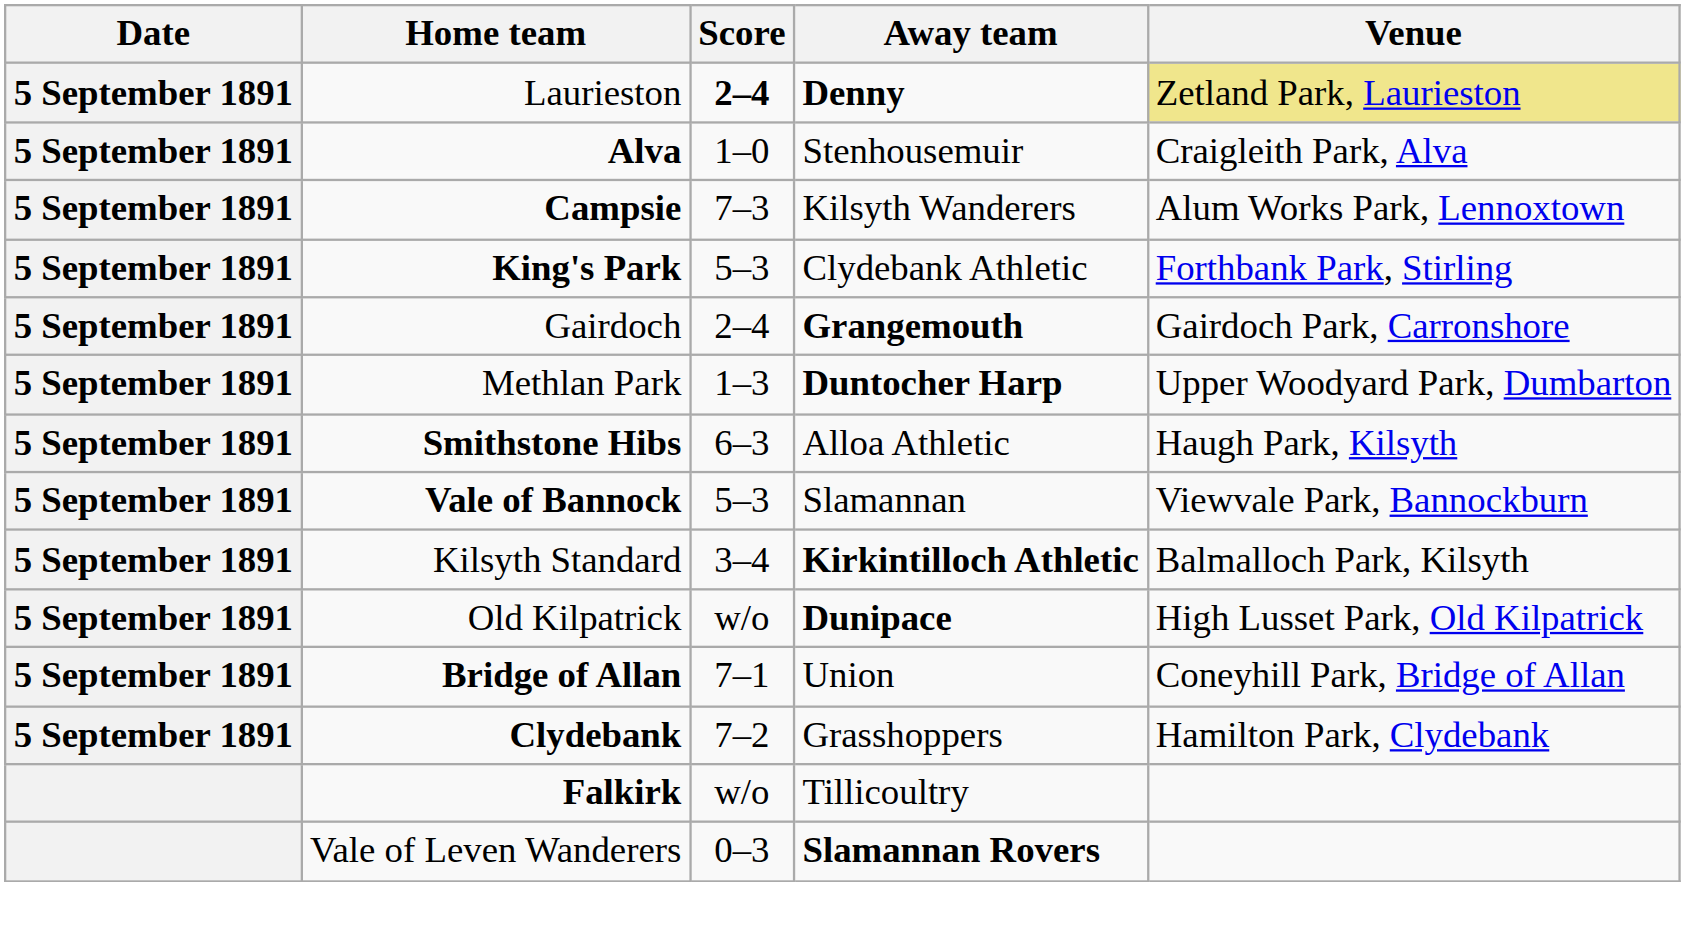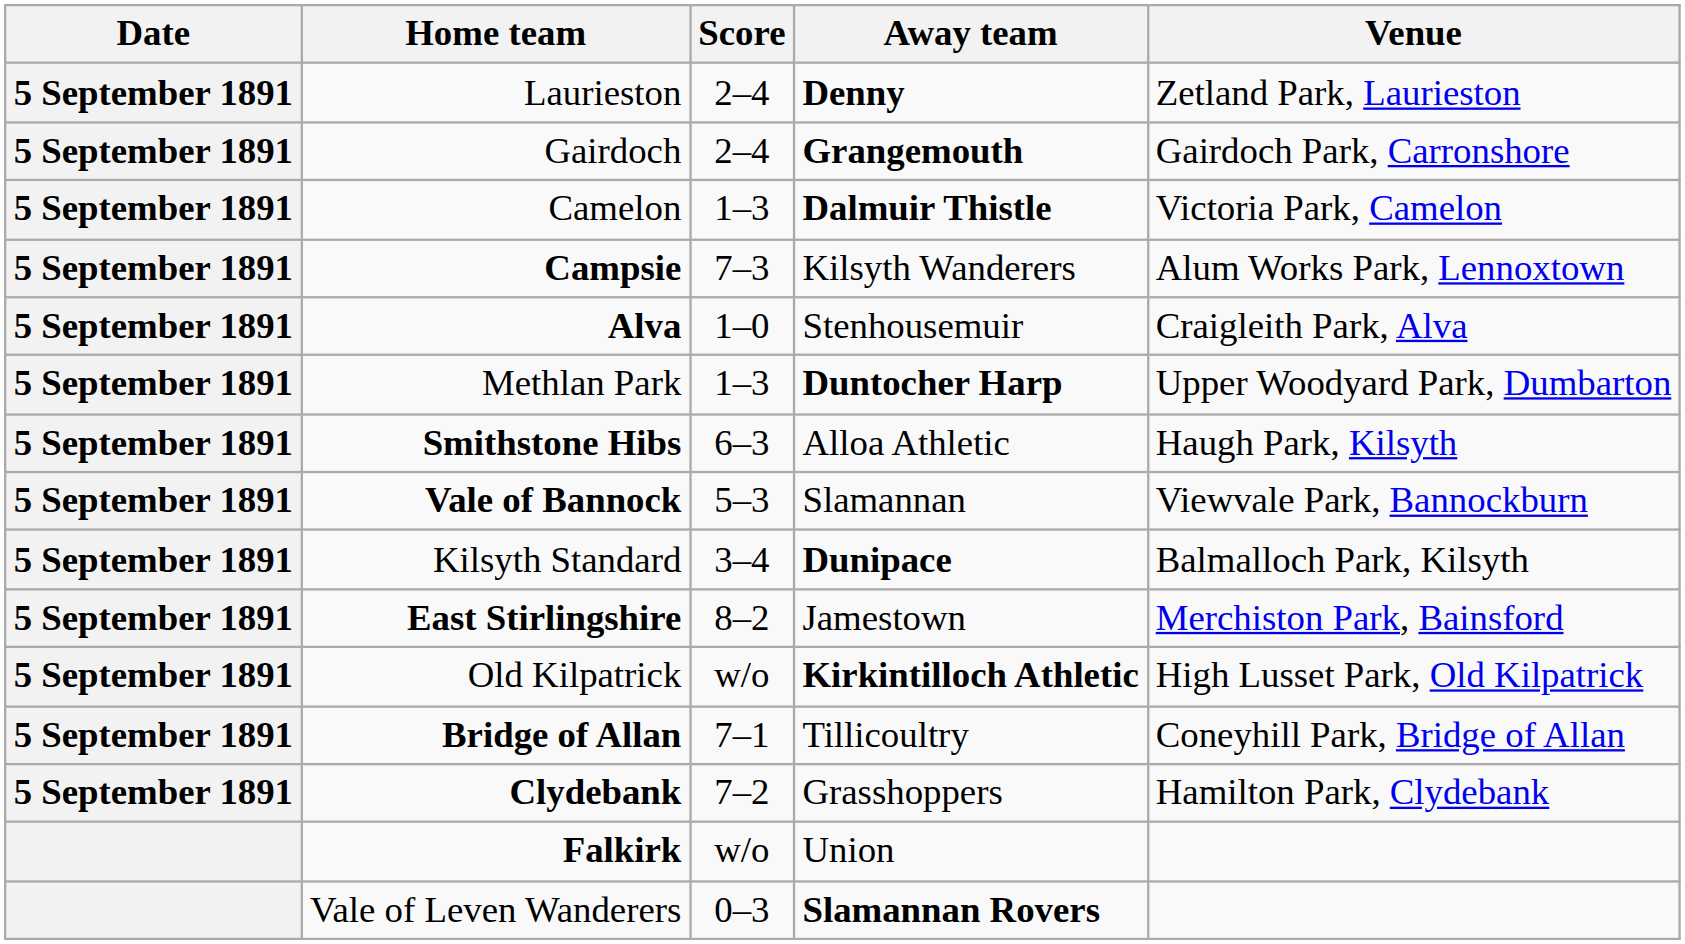(742, 92) bold -> (742, 92) normal
(1338, 92) khaki background -> (1338, 92) no background
rows swapped: (645, 150) <-> (613, 325)
+ row: (615, 208)
- row: (587, 267)
(971, 558) Kirkintilloch Athletic -> (877, 558) Dunipace
+ row: (544, 617)
(877, 617) Dunipace -> (971, 675) Kirkintilloch Athletic
(848, 675) Union -> (886, 734) Tillicoultry
(886, 792) Tillicoultry -> (848, 850) Union
